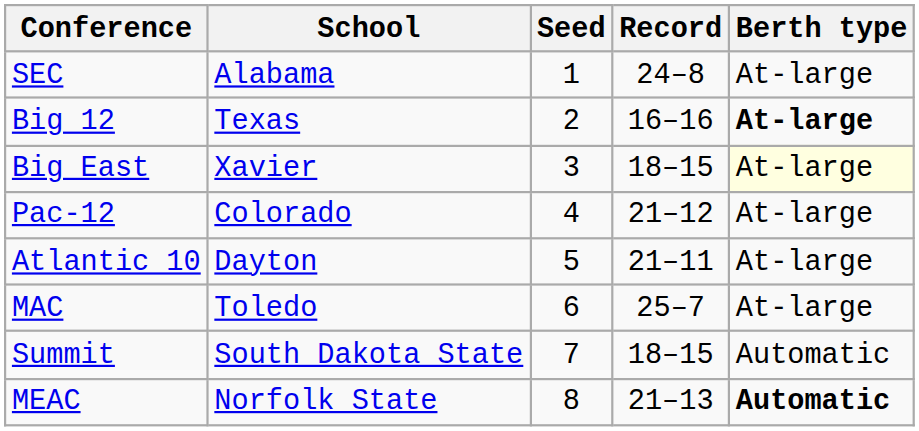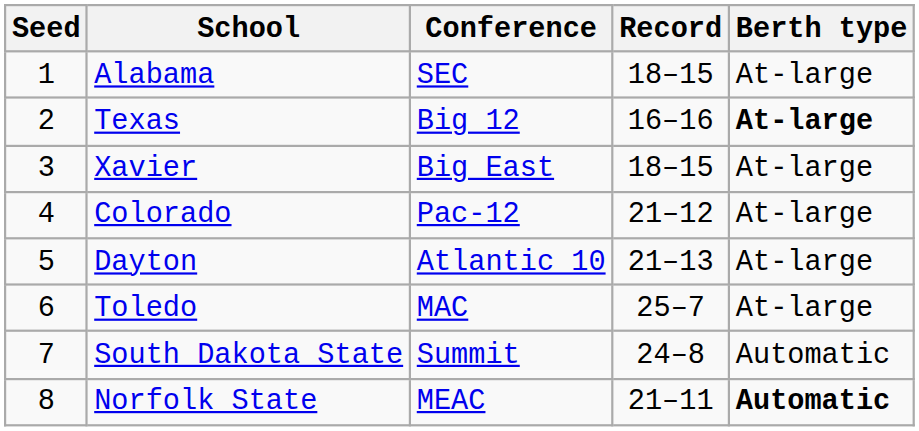columns swapped: (571, 28) <-> (106, 28)
(671, 75) 24–8 -> (671, 75) 18–15
(804, 168) lightyellow background -> (804, 168) no background
(671, 261) 21–11 -> (671, 261) 21–13
(671, 355) 18–15 -> (671, 355) 24–8
(671, 401) 21–13 -> (671, 401) 21–11
